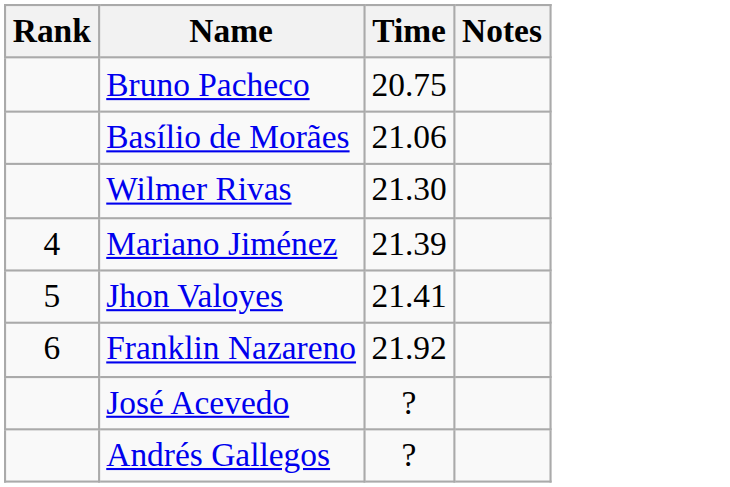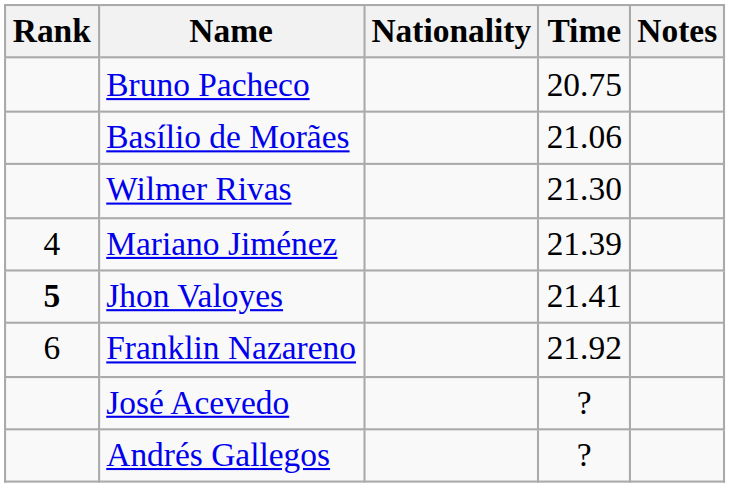+ column: (451, 31)
(52, 296) normal -> (52, 296) bold
